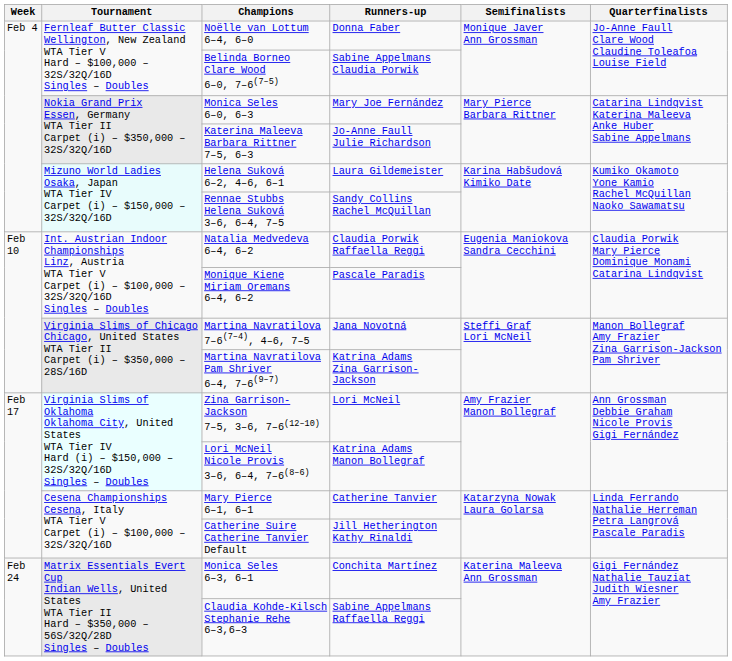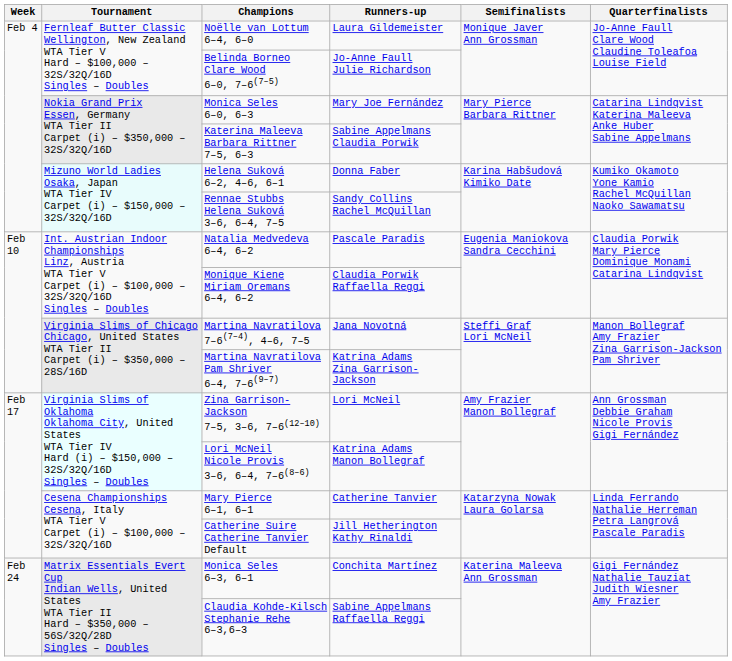(366, 30) Donna Faber -> (388, 30) Laura Gildemeister
(382, 65) Sabine Appelmans Claudia Porwik -> (382, 65) Jo-Anne Faull Julie Richardson
(382, 138) Jo-Anne Faull Julie Richardson -> (382, 138) Sabine Appelmans Claudia Porwik
(388, 172) Laura Gildemeister -> (366, 172) Donna Faber
(379, 246) Claudia Porwik Raffaella Reggi -> (379, 240) Pascale Paradis
(379, 276) Pascale Paradis -> (379, 282) Claudia Porwik Raffaella Reggi
